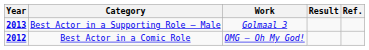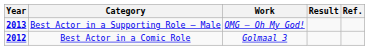(265, 25) Golmaal 3 -> (265, 25) OMG – Oh My God!
(265, 38) OMG – Oh My God! -> (265, 38) Golmaal 3
